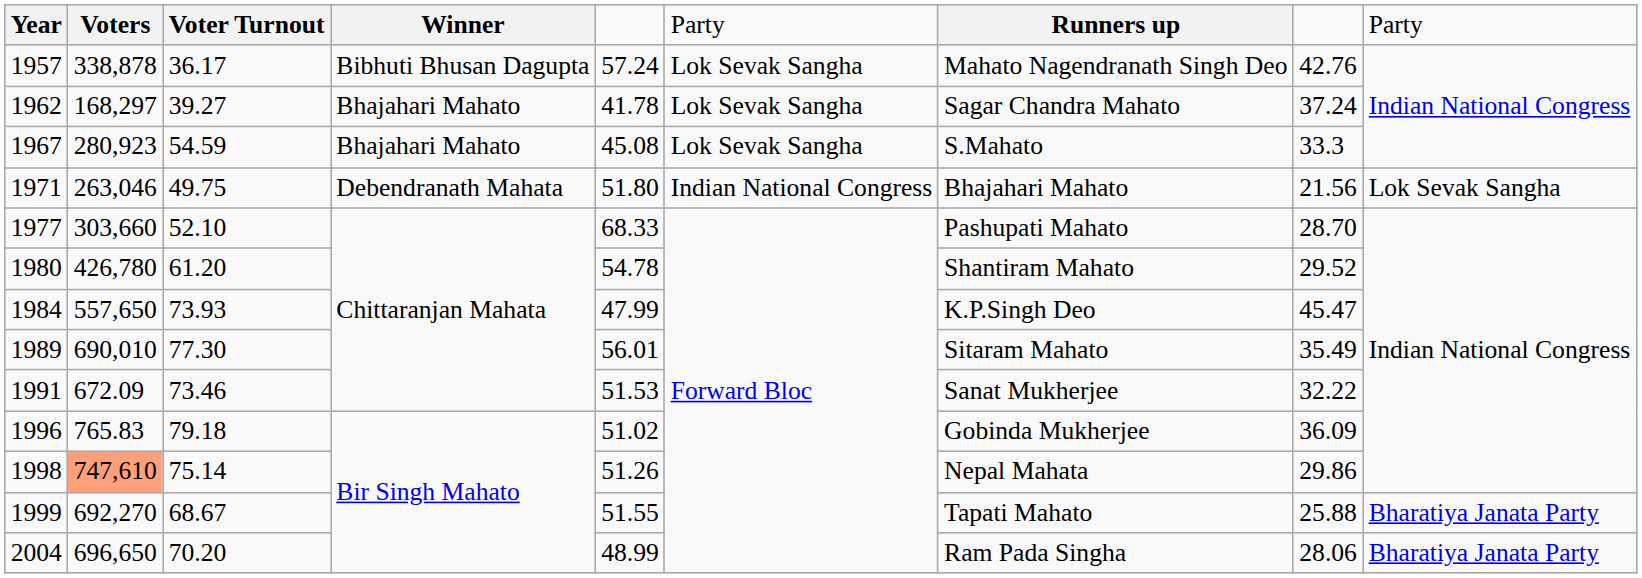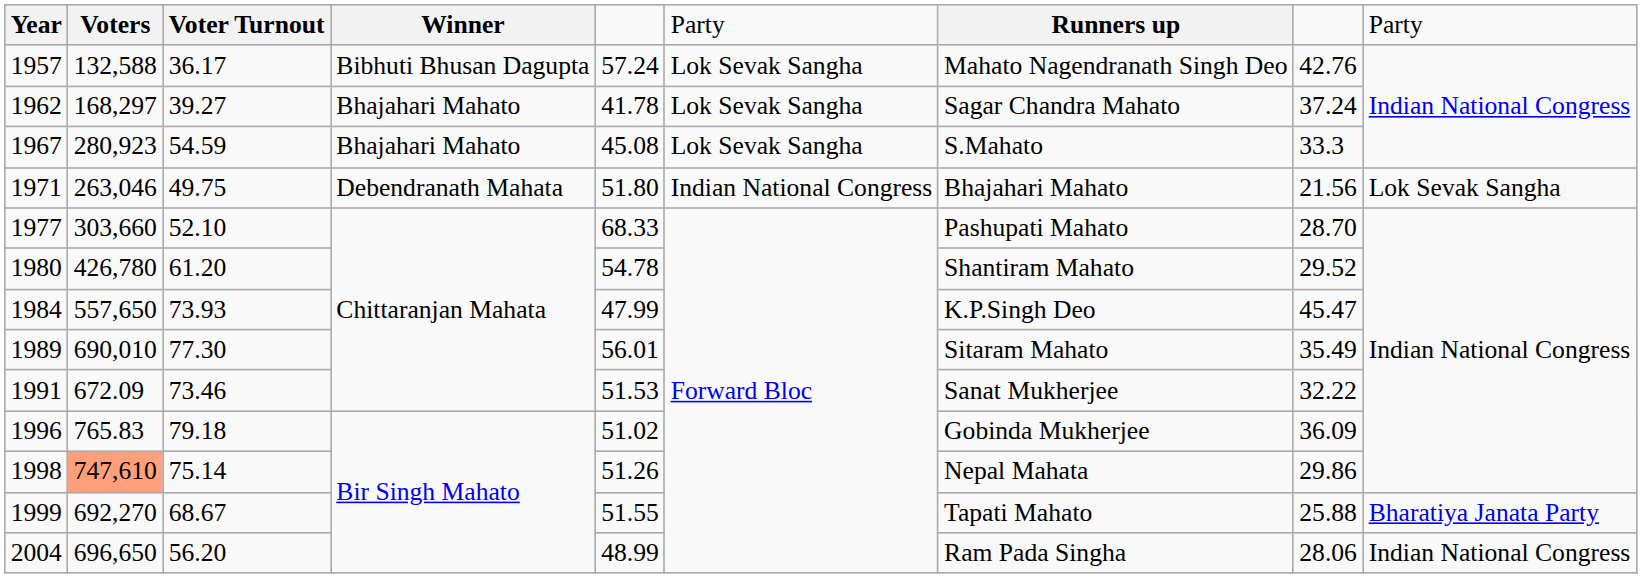(115, 65) 338,878 -> (115, 65) 132,588
(198, 552) 70.20 -> (198, 552) 56.20
(1484, 552) Bharatiya Janata Party -> (1500, 552) Indian National Congress
